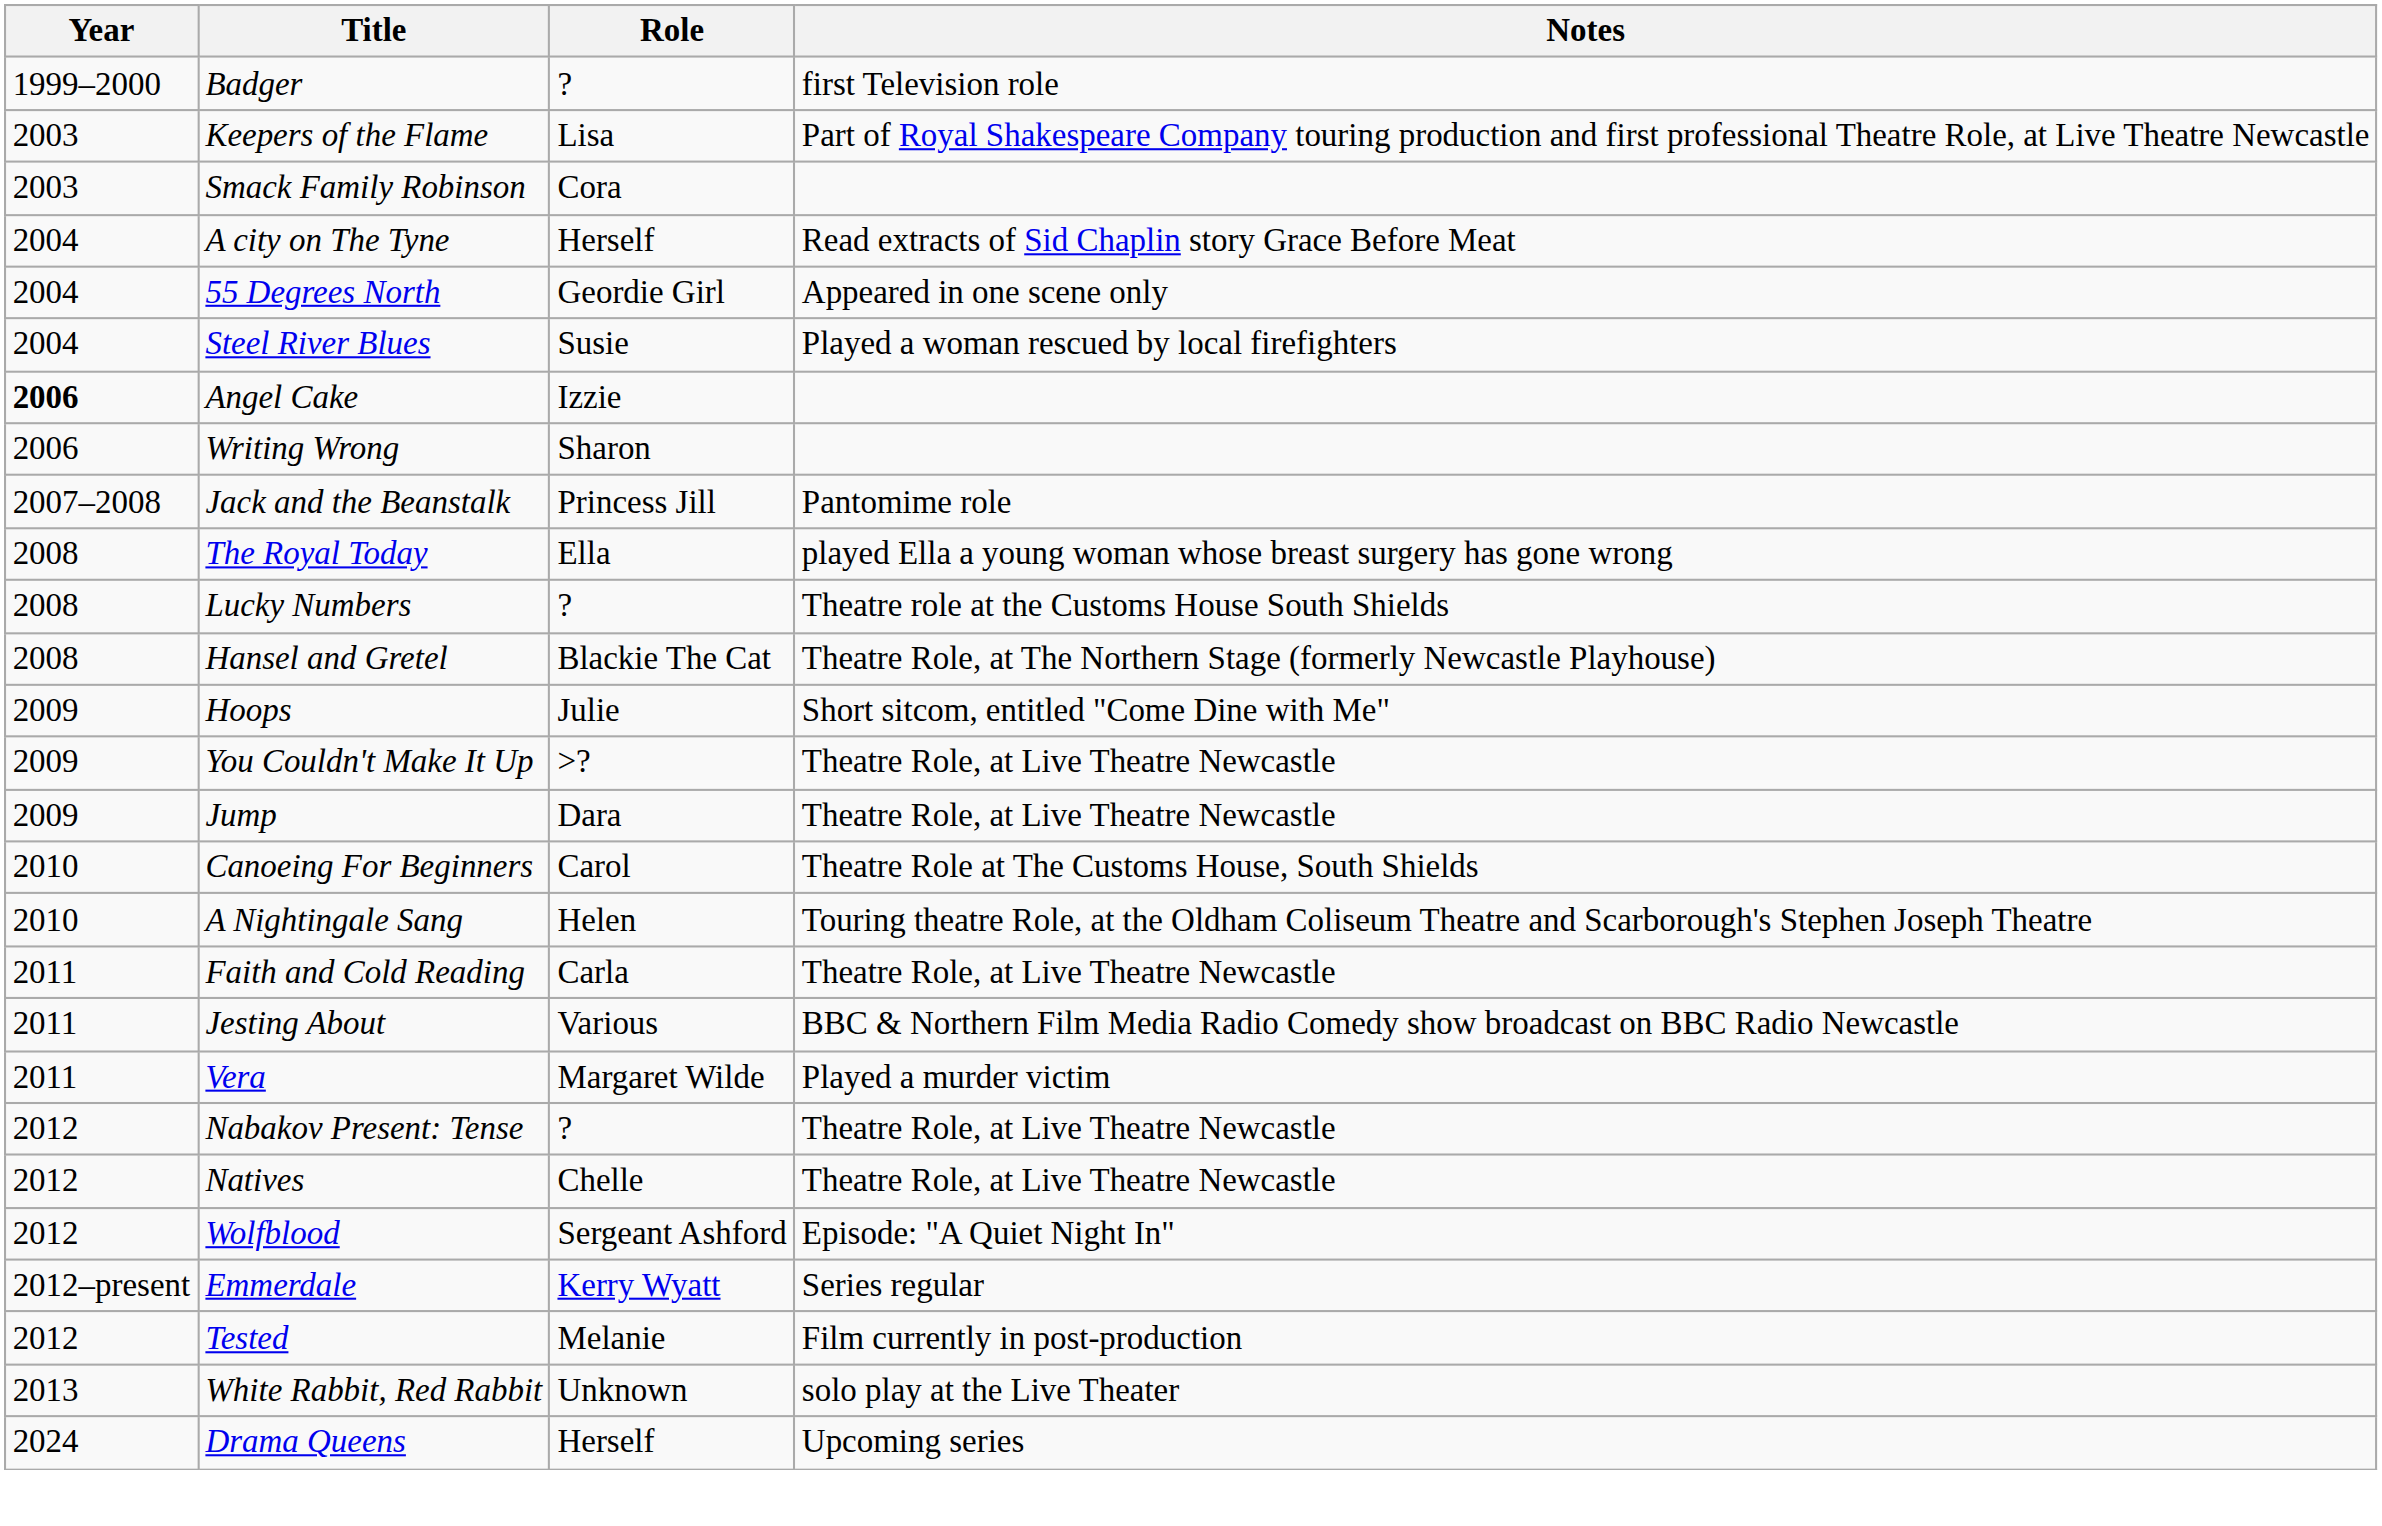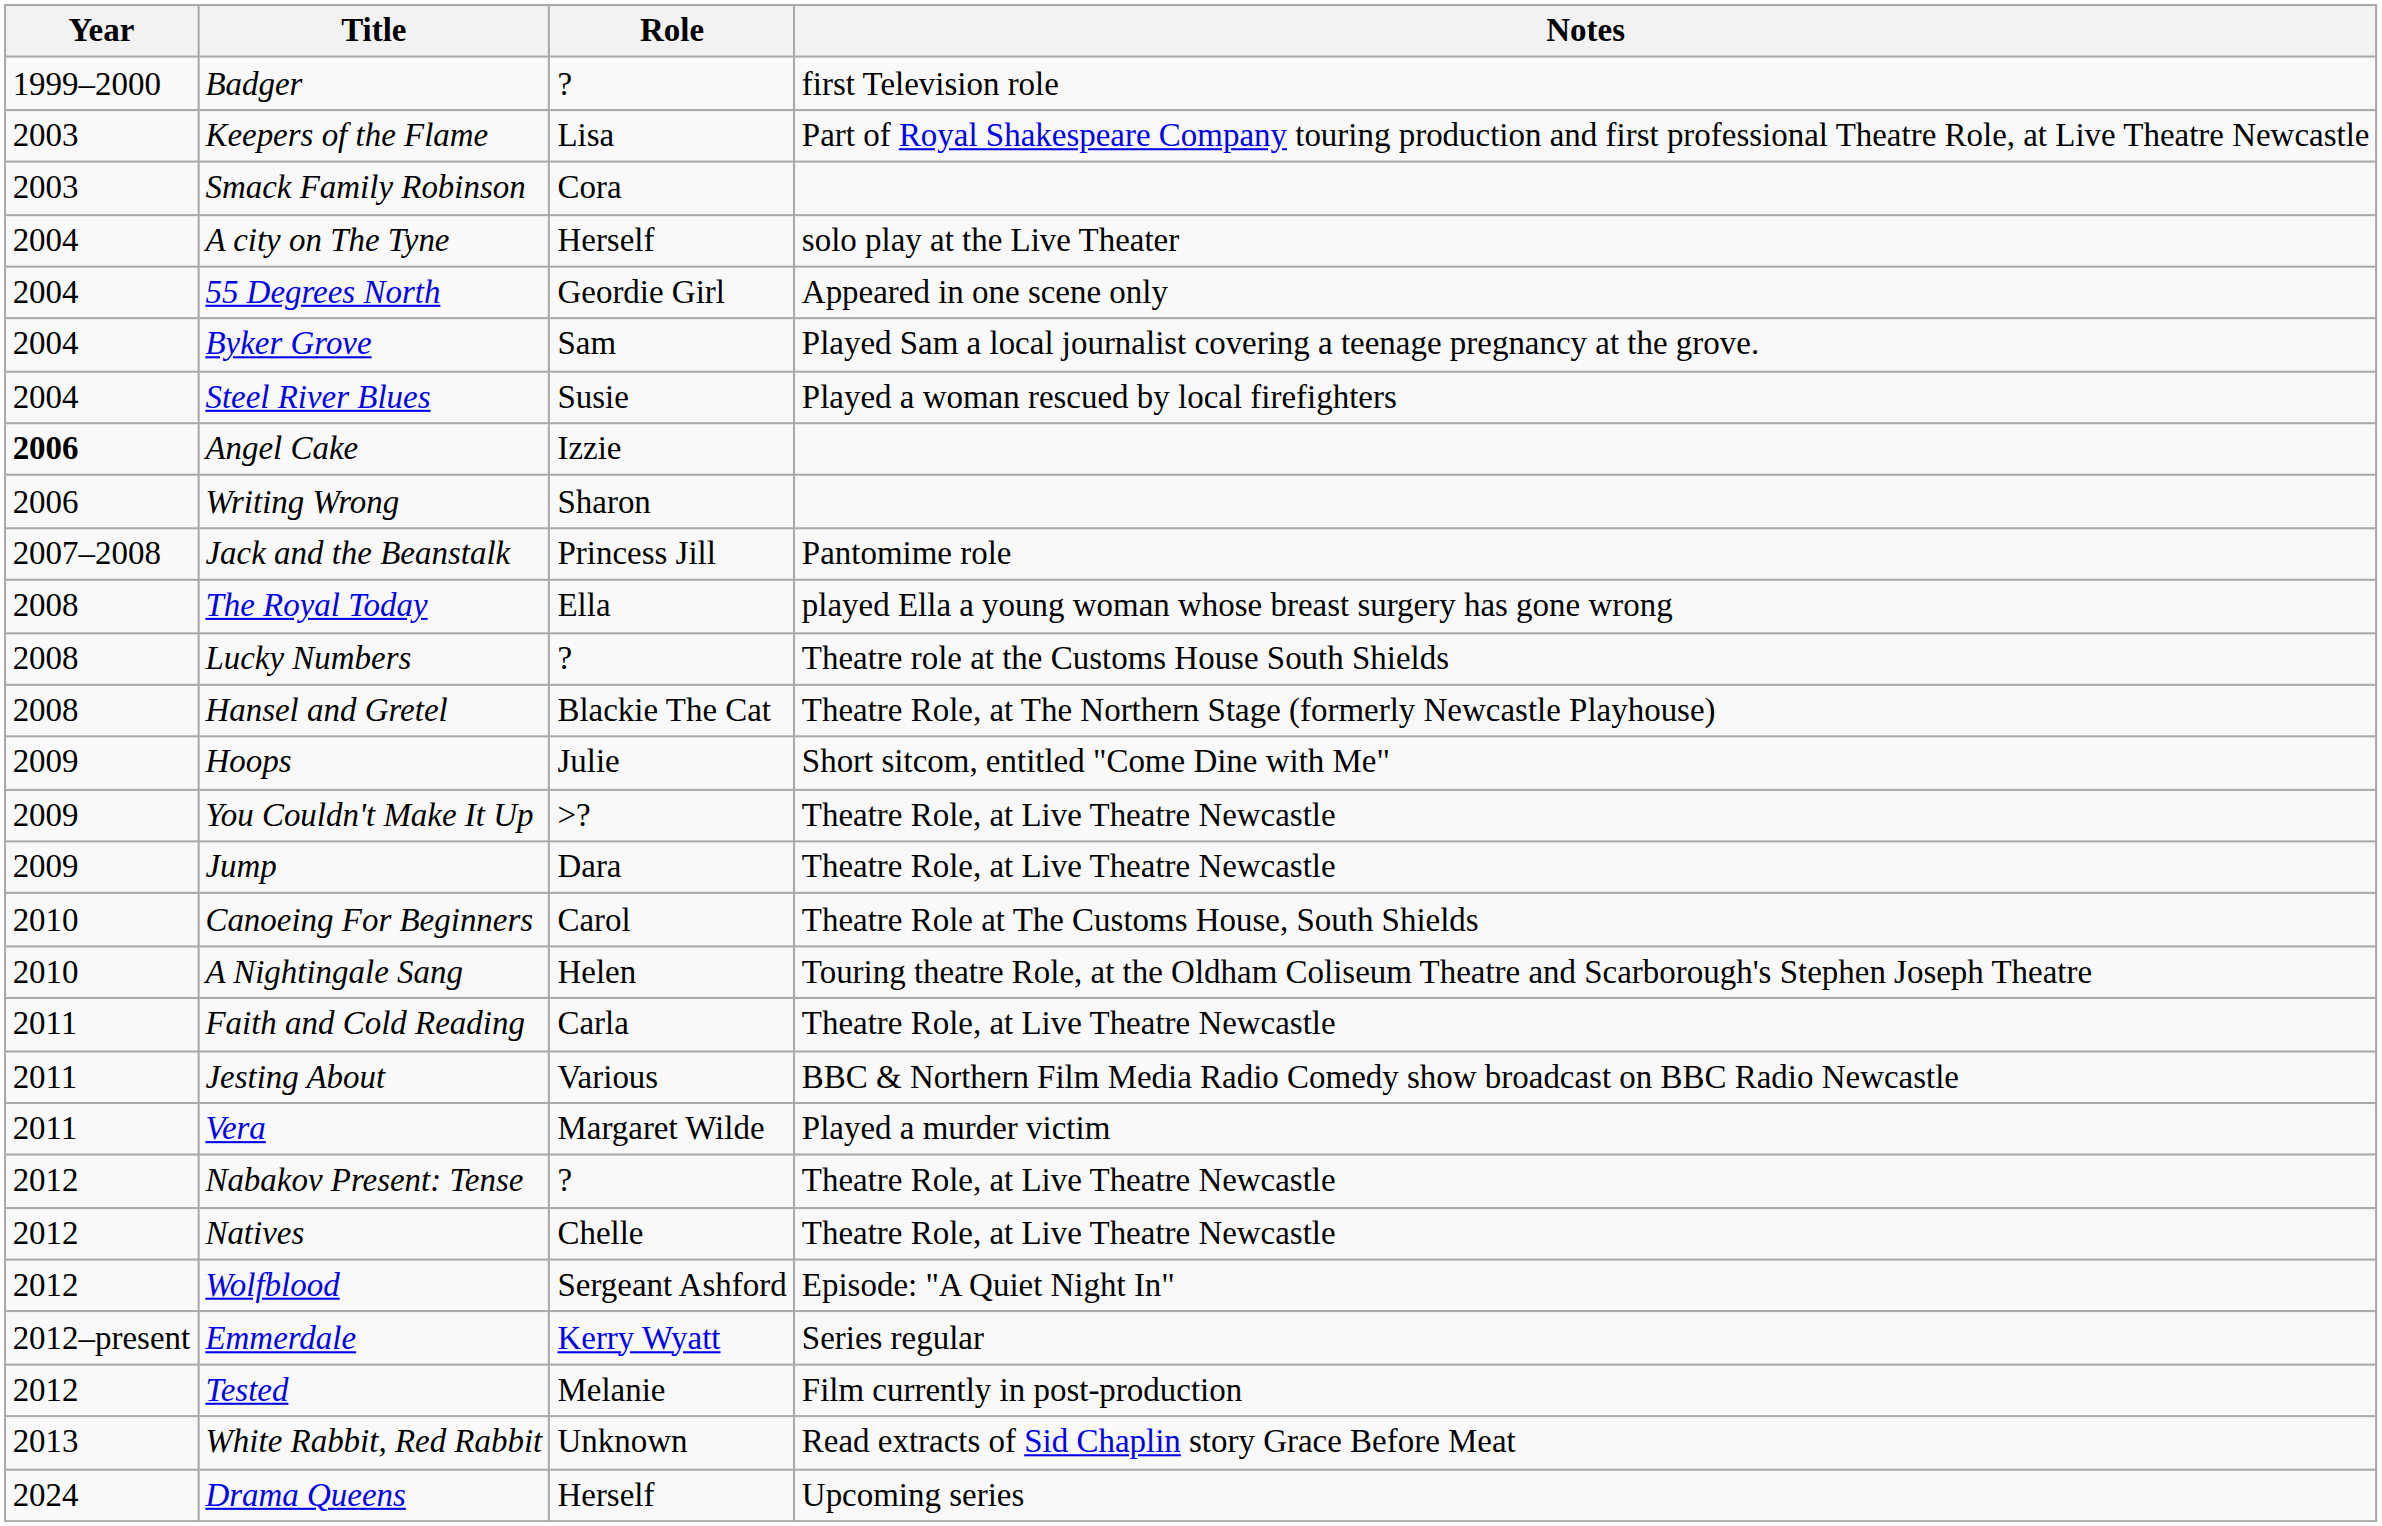(1159, 239) Read extracts of Sid Chaplin story Grace Before Meat -> (991, 239) solo play at the Live Theater
+ row: (289, 344)
(991, 1389) solo play at the Live Theater -> (1159, 1441) Read extracts of Sid Chaplin story Grace Before Meat
